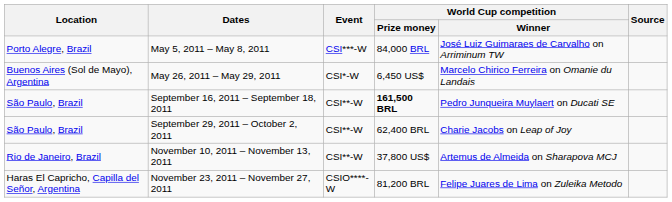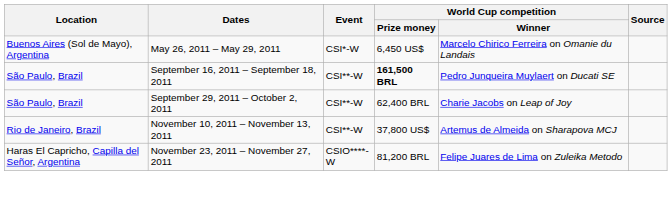- row: (210, 49)
